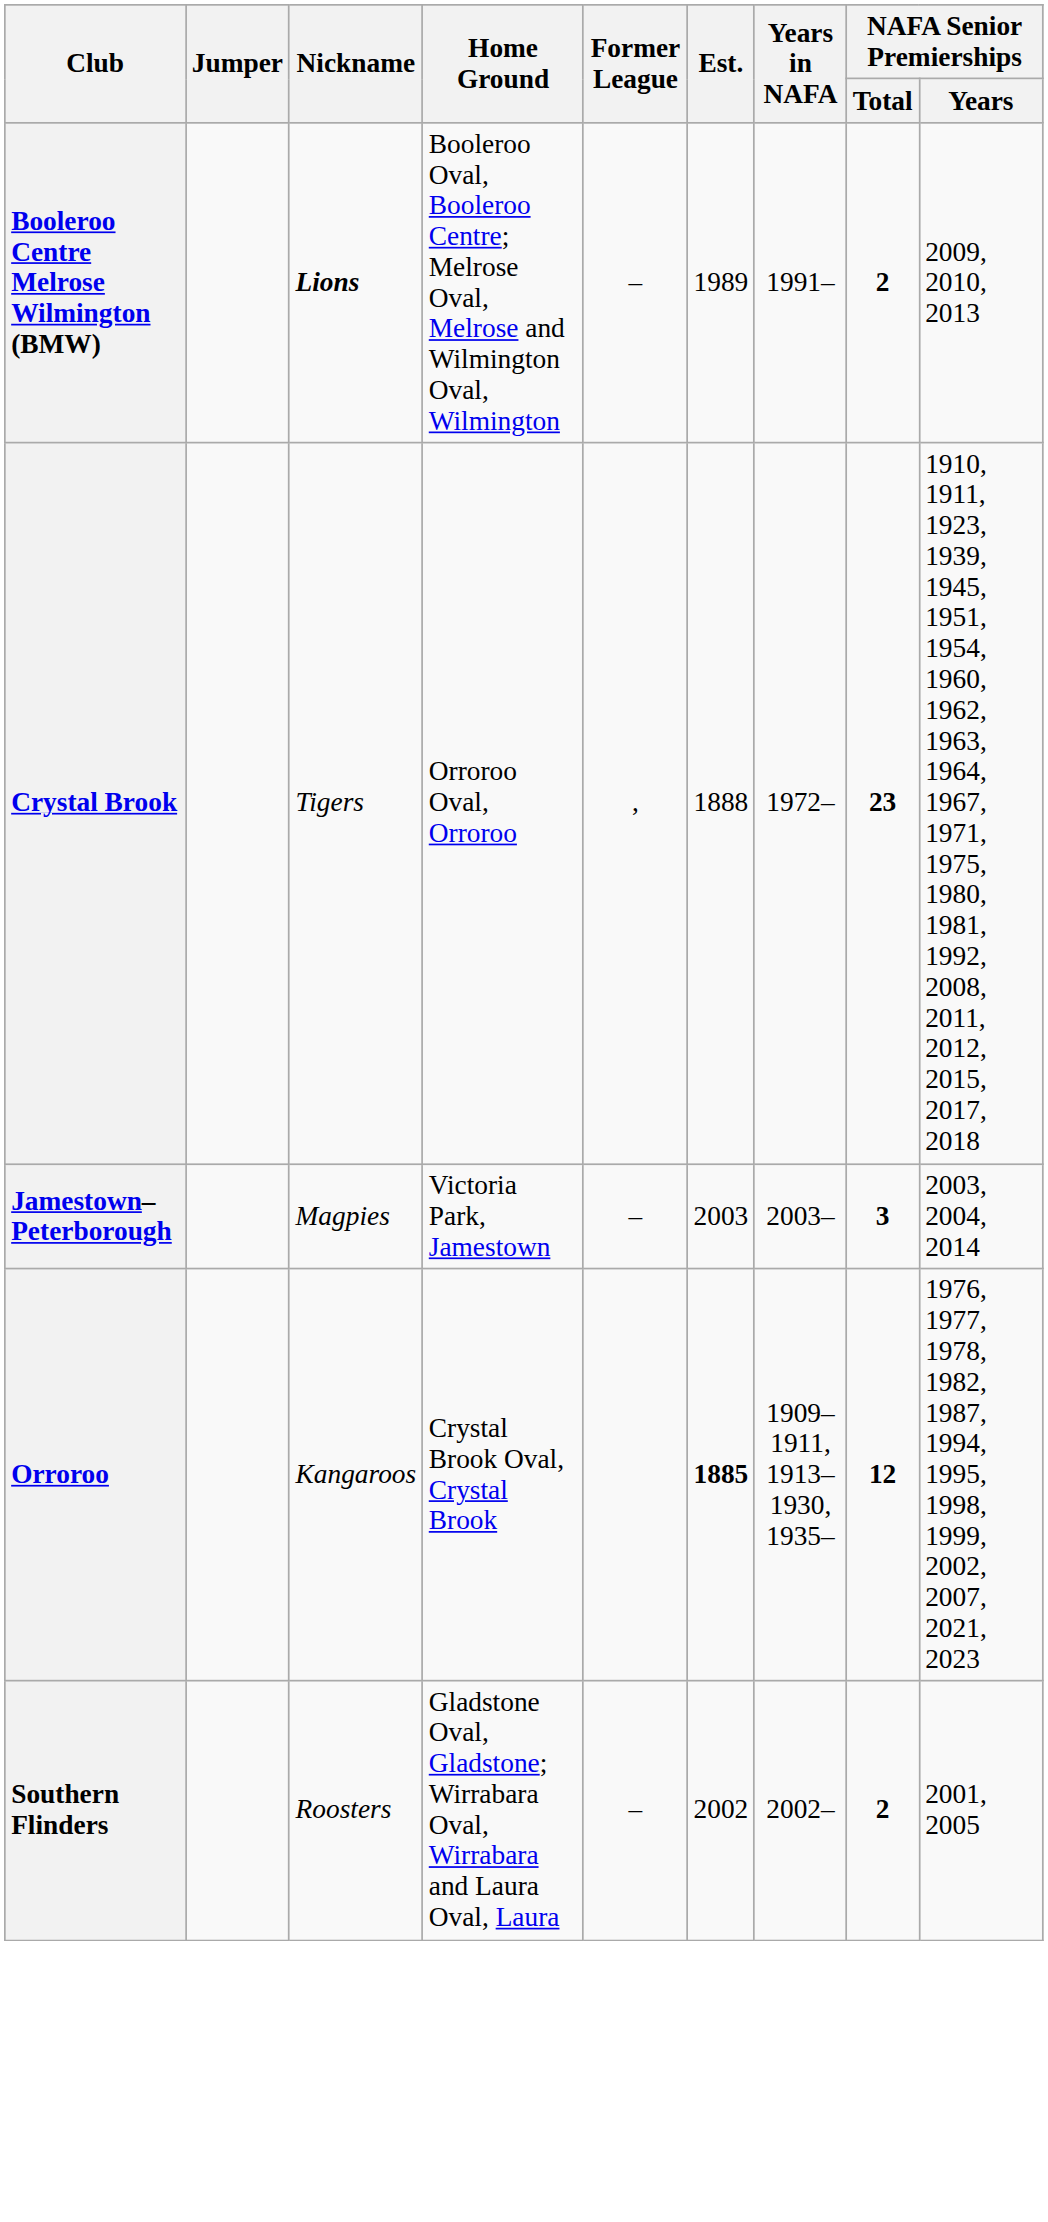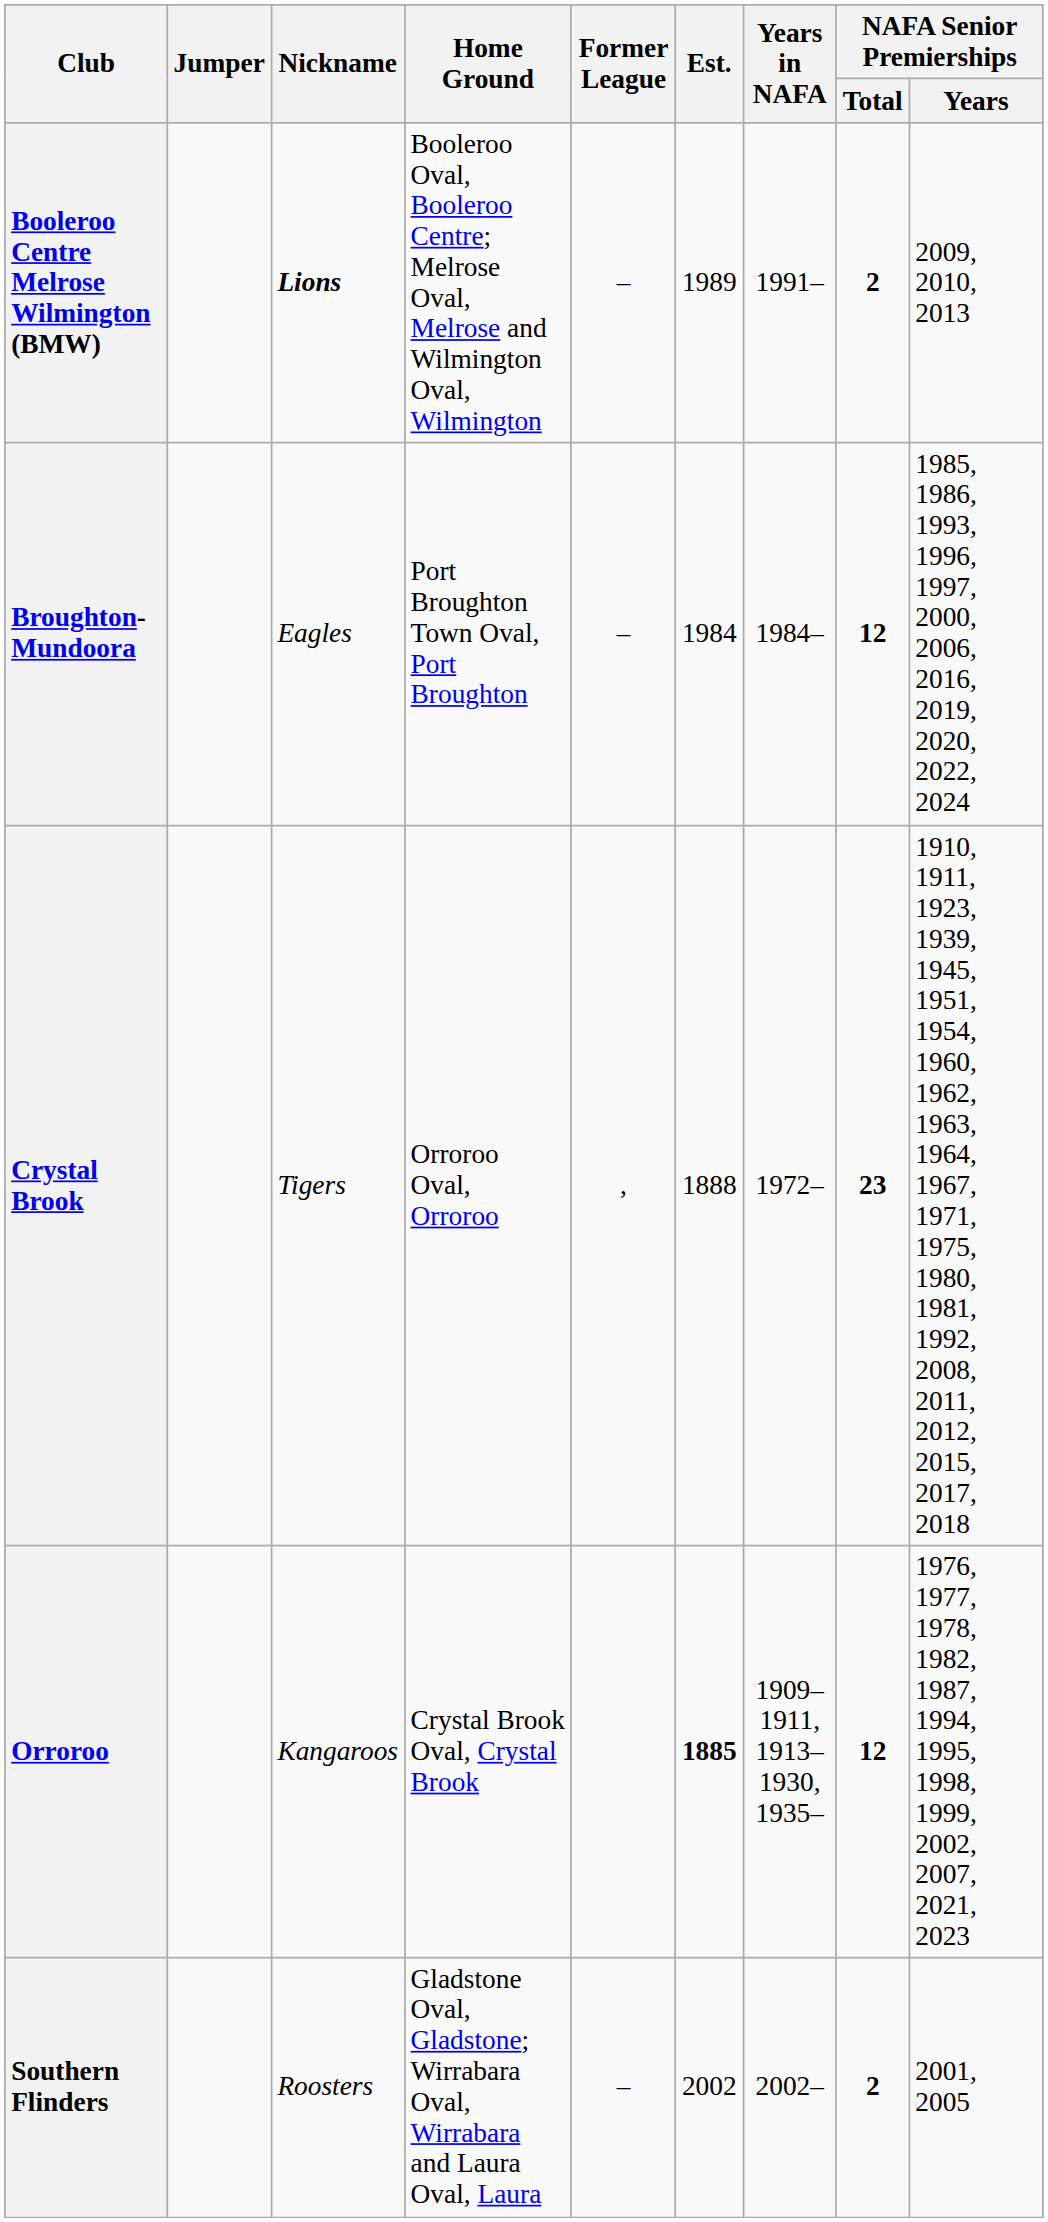+ row: (79, 633)
- row: (91, 1215)
